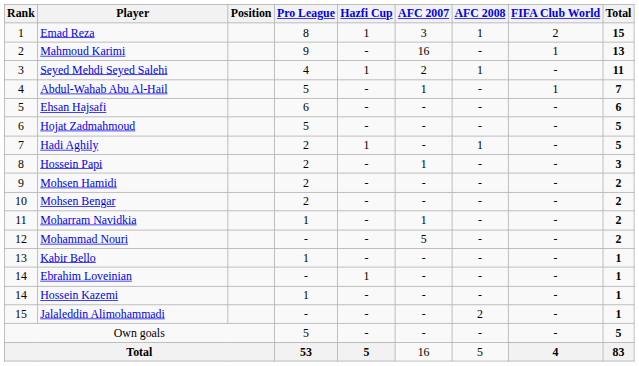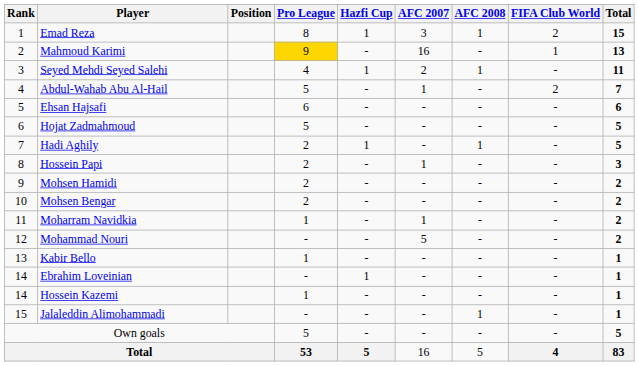(306, 51) no background -> (306, 51) gold background
(555, 88) 1 -> (555, 88) 2
(480, 314) 2 -> (480, 314) 1
